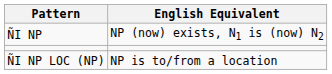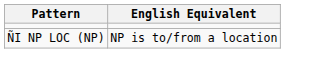- row: (25, 34)
